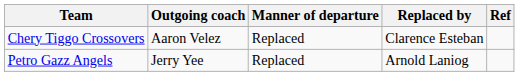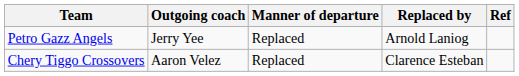rows swapped: (76, 37) <-> (60, 60)
